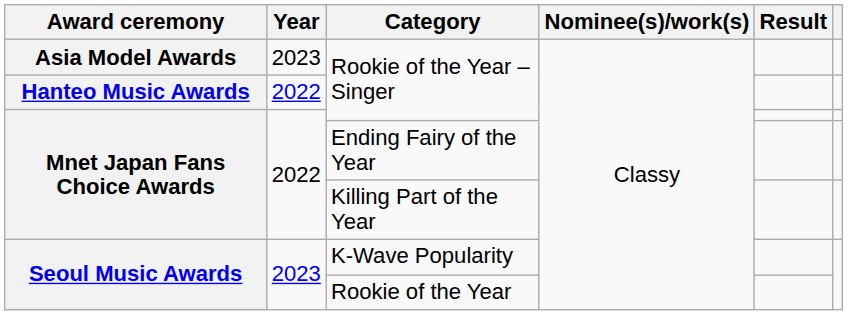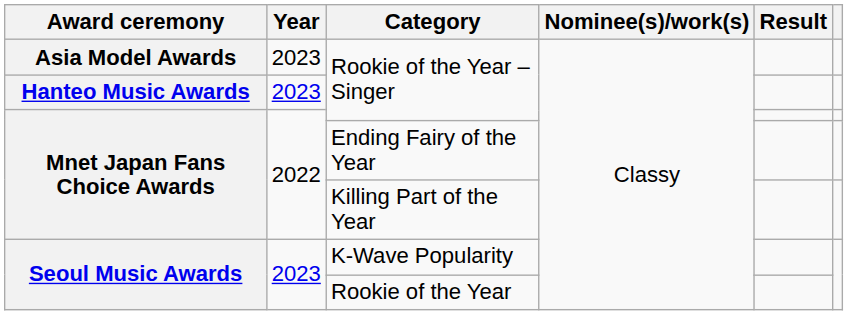(296, 92) 2022 -> (296, 92) 2023
